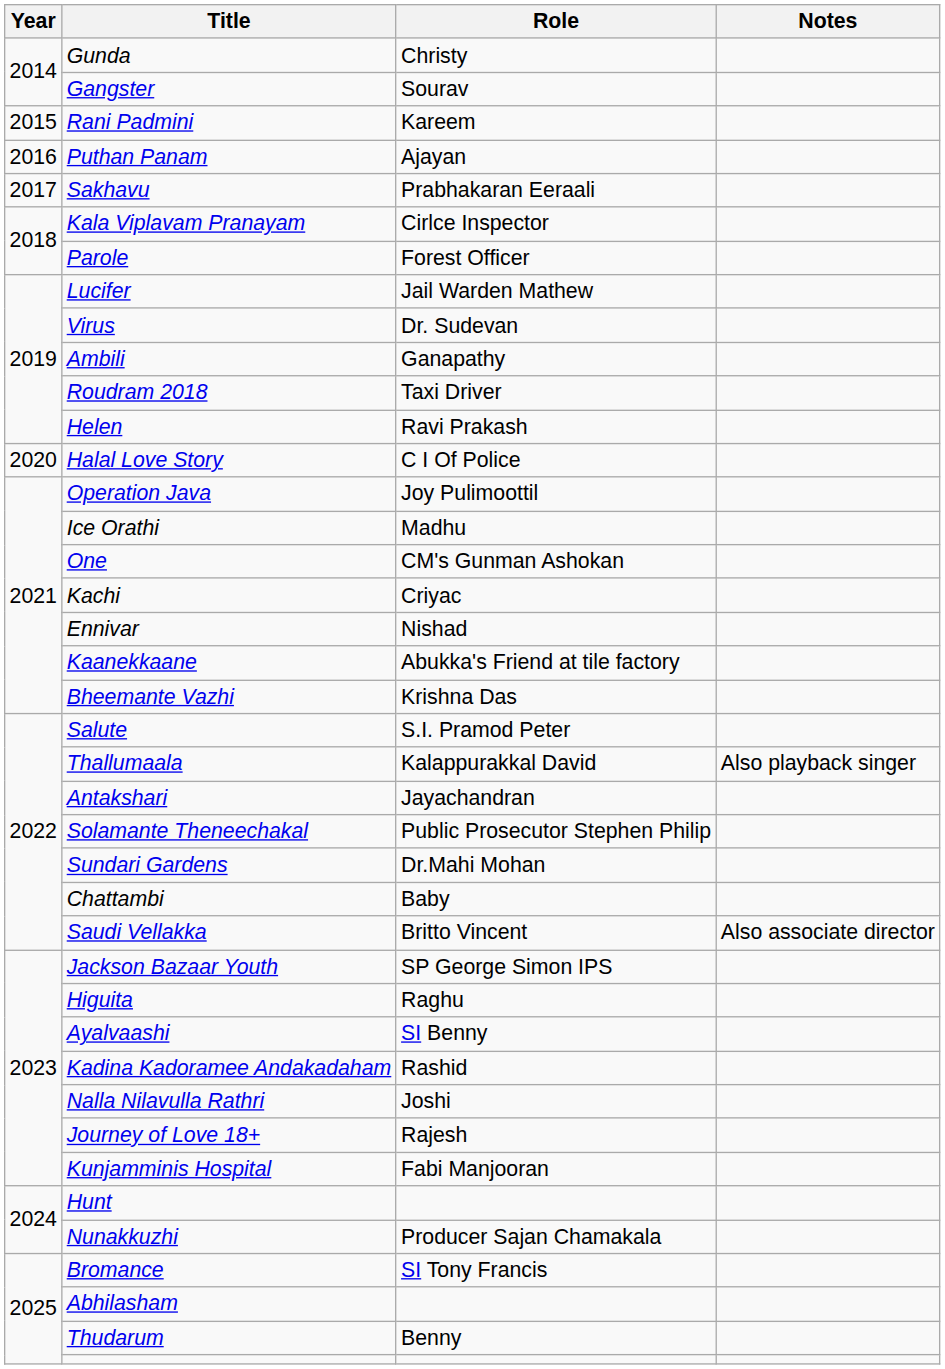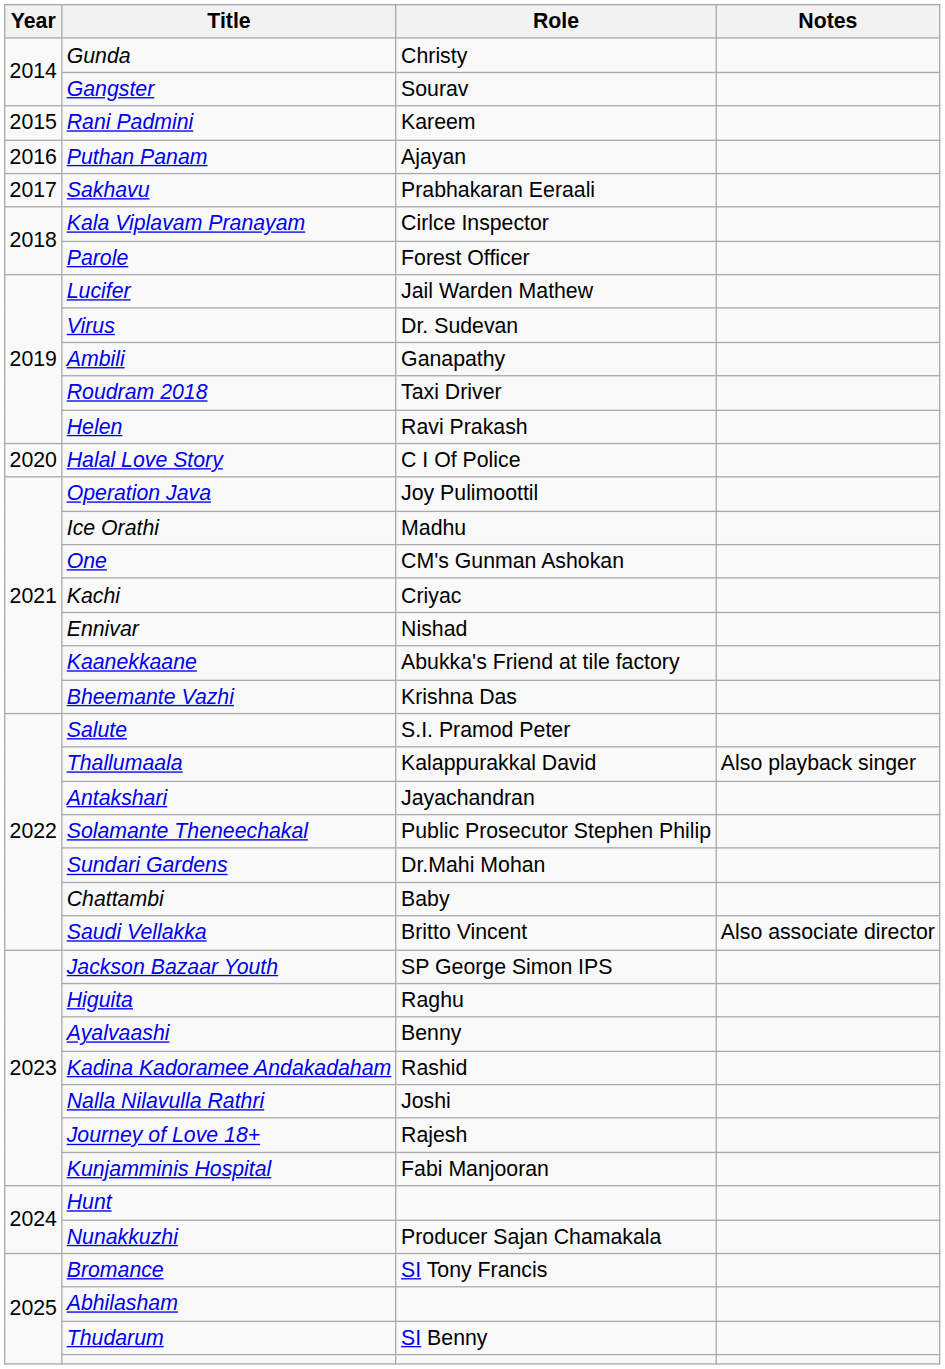(444, 1033) SI Benny -> (431, 1033) Benny
(431, 1337) Benny -> (444, 1337) SI Benny
